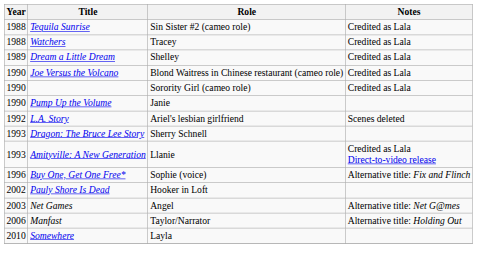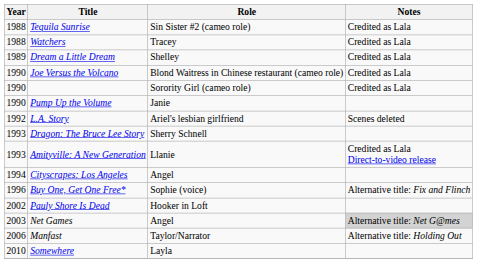+ row: (79, 175)
(404, 205) no background -> (404, 220) lightgrey background
